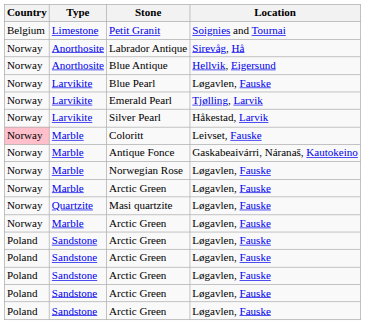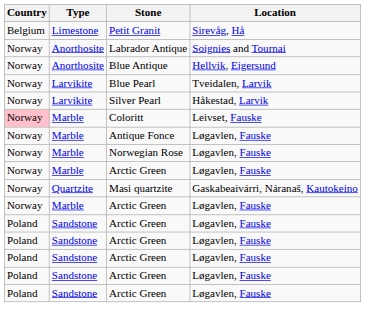(239, 30) Soignies and Tournai -> (218, 30) Sirevåg, Hå
(218, 48) Sirevåg, Hå -> (239, 48) Soignies and Tournai
(232, 83) Løgavlen, Fauske -> (232, 83) Tveidalen, Larvik
- row: (72, 100)
(275, 153) Gaskabeaivárri, Náranaš, Kautokeino -> (232, 135) Løgavlen, Fauske
(232, 205) Løgavlen, Fauske -> (275, 188) Gaskabeaivárri, Náranaš, Kautokeino
